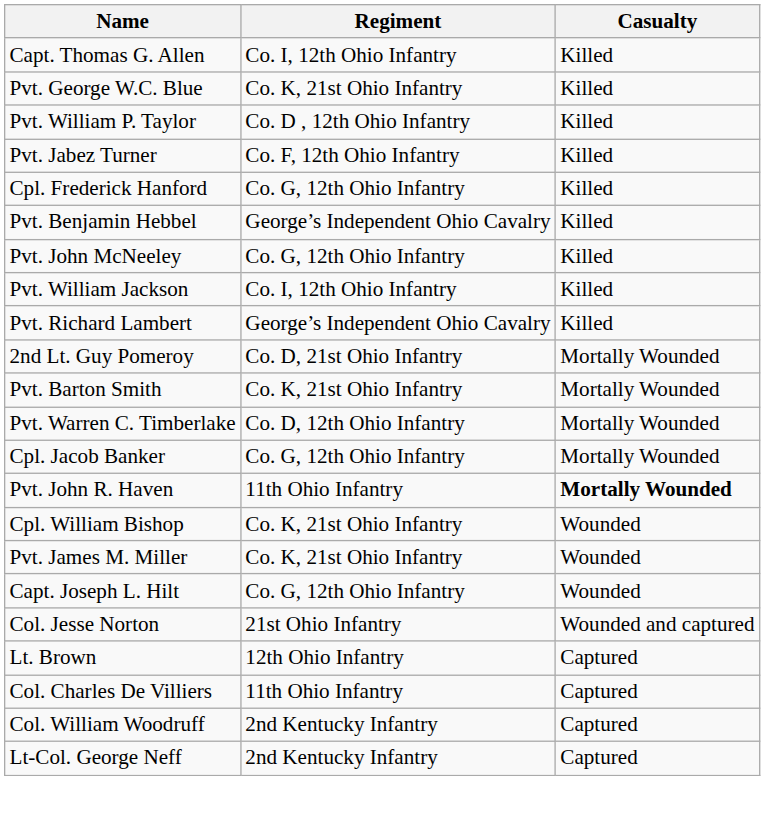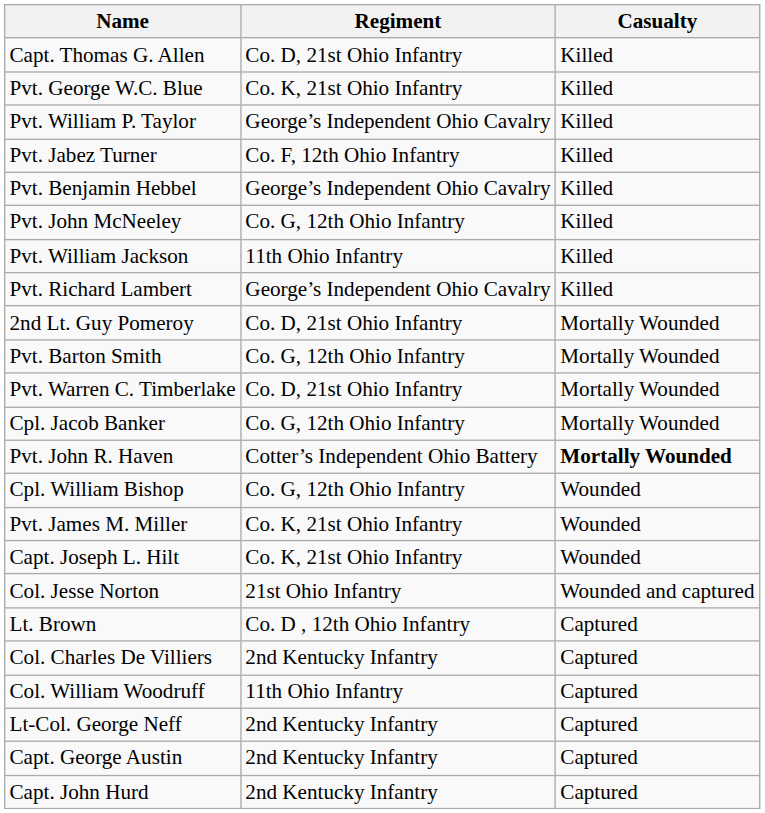(351, 54) Co. I, 12th Ohio Infantry -> (354, 54) Co. D, 21st Ohio Infantry
(358, 121) Co. D , 12th Ohio Infantry -> (398, 121) George’s Independent Ohio Cavalry
- row: (108, 188)
(351, 289) Co. I, 12th Ohio Infantry -> (324, 255) 11th Ohio Infantry
(354, 389) Co. K, 21st Ohio Infantry -> (355, 356) Co. G, 12th Ohio Infantry
(355, 423) Co. D, 12th Ohio Infantry -> (354, 389) Co. D, 21st Ohio Infantry
(324, 490) 11th Ohio Infantry -> (392, 456) Cotter’s Independent Ohio Battery
(354, 523) Co. K, 21st Ohio Infantry -> (355, 490) Co. G, 12th Ohio Infantry
(355, 590) Co. G, 12th Ohio Infantry -> (354, 557) Co. K, 21st Ohio Infantry
(325, 657) 12th Ohio Infantry -> (358, 624) Co. D , 12th Ohio Infantry
(324, 691) 11th Ohio Infantry -> (342, 657) 2nd Kentucky Infantry
(342, 724) 2nd Kentucky Infantry -> (324, 691) 11th Ohio Infantry
+ row: (96, 758)
+ row: (79, 791)
